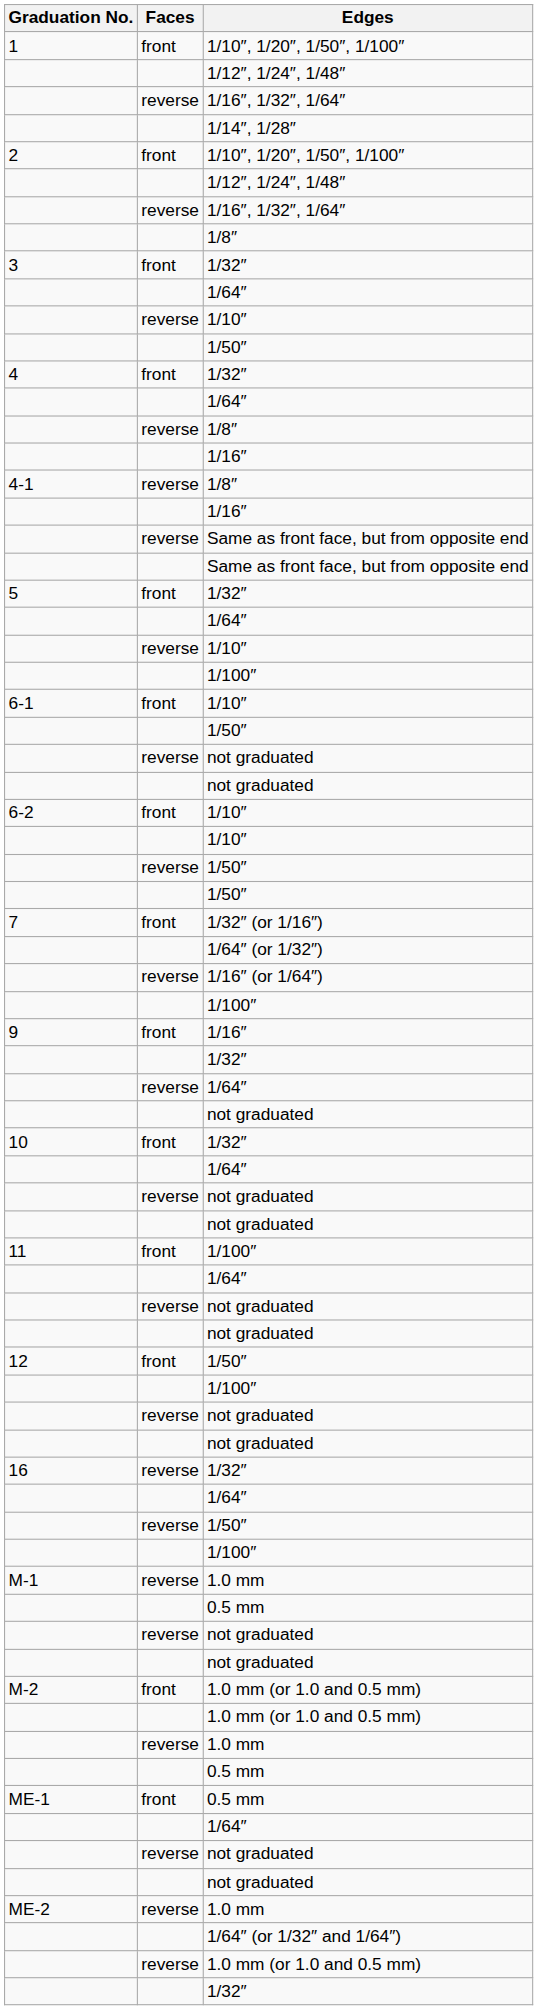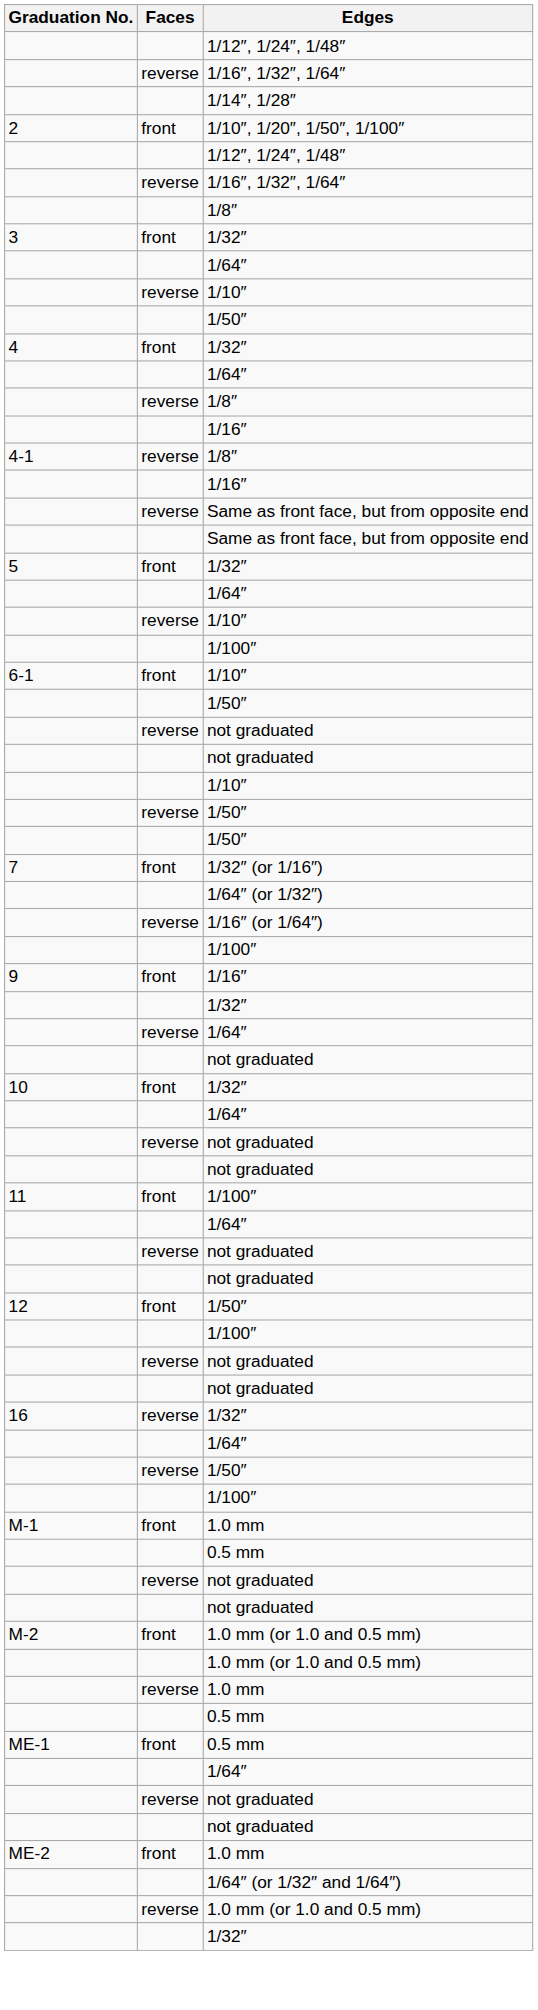- row: (13, 45)
- row: (21, 812)
(170, 1580) reverse -> (159, 1525) front
(170, 1909) reverse -> (159, 1854) front
